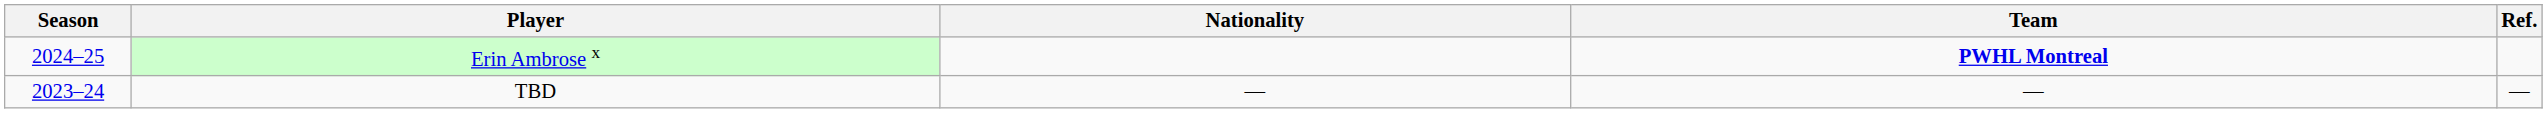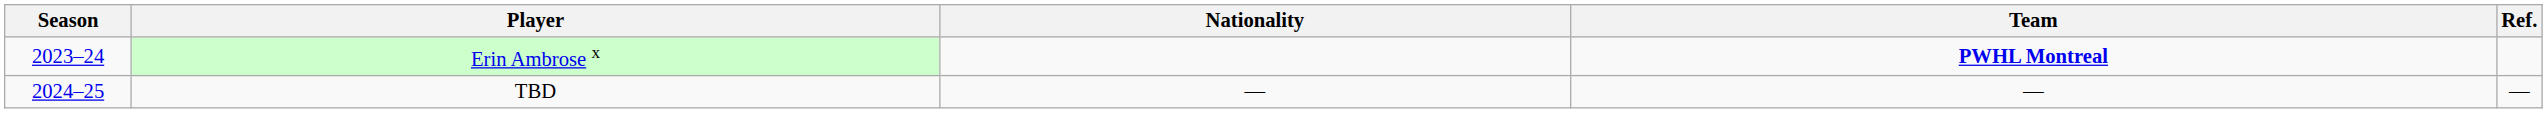(68, 56) 2024–25 -> (68, 56) 2023–24
(68, 91) 2023–24 -> (68, 91) 2024–25
